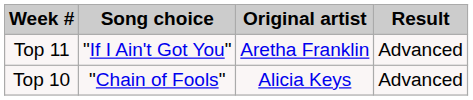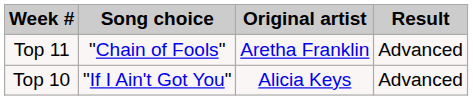(157, 49) "If I Ain't Got You" -> (157, 49) "Chain of Fools"
(157, 79) "Chain of Fools" -> (157, 79) "If I Ain't Got You"
